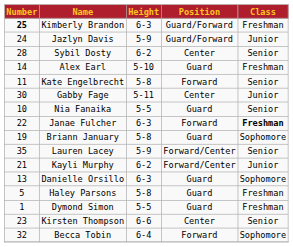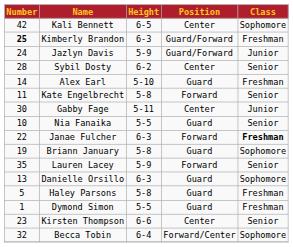+ row: (83, 25)
(199, 151) Forward/Center -> (199, 165) Forward
- row: (83, 165)
(199, 235) Forward -> (199, 235) Forward/Center
